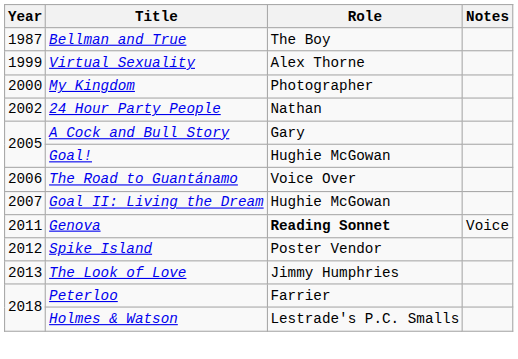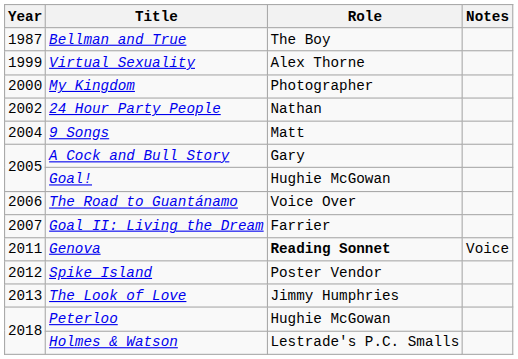+ row: (79, 133)
(331, 203) Hughie McGowan -> (300, 226) Farrier
(300, 296) Farrier -> (331, 319) Hughie McGowan
